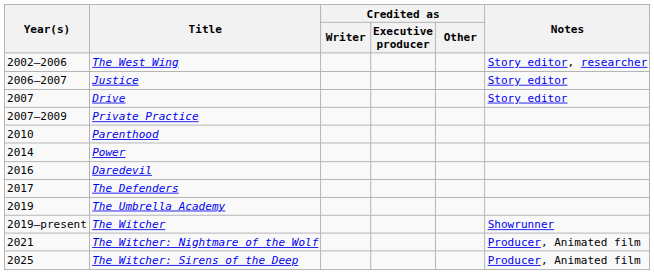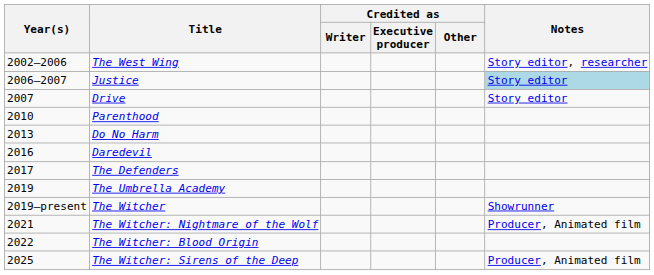(528, 80) no background -> (528, 80) lightblue background
- row: (145, 116)
+ row: (125, 134)
- row: (109, 152)
+ row: (175, 242)
